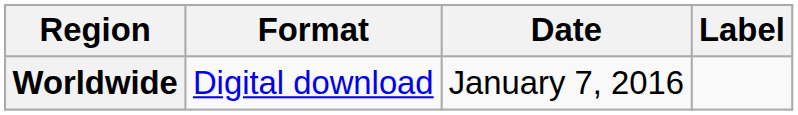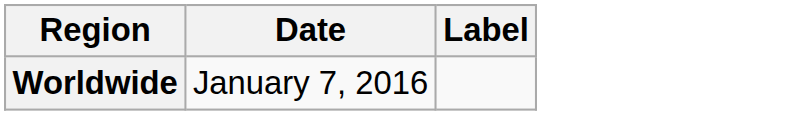- column: (313, 30)
